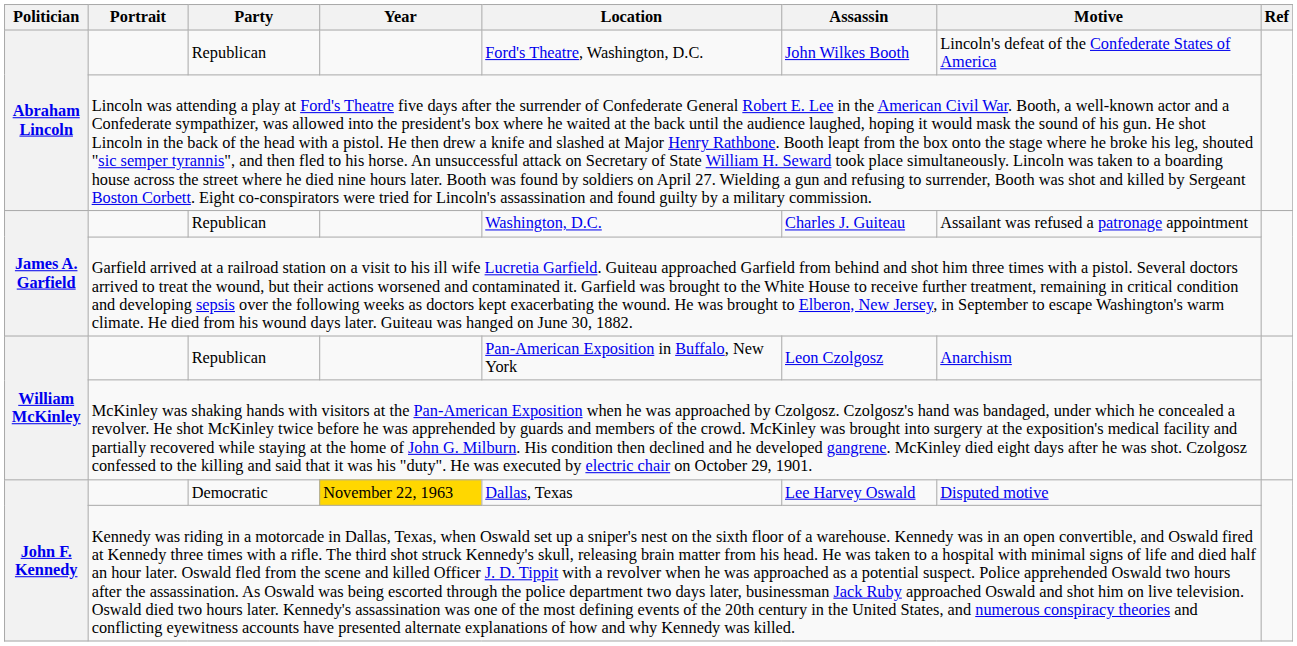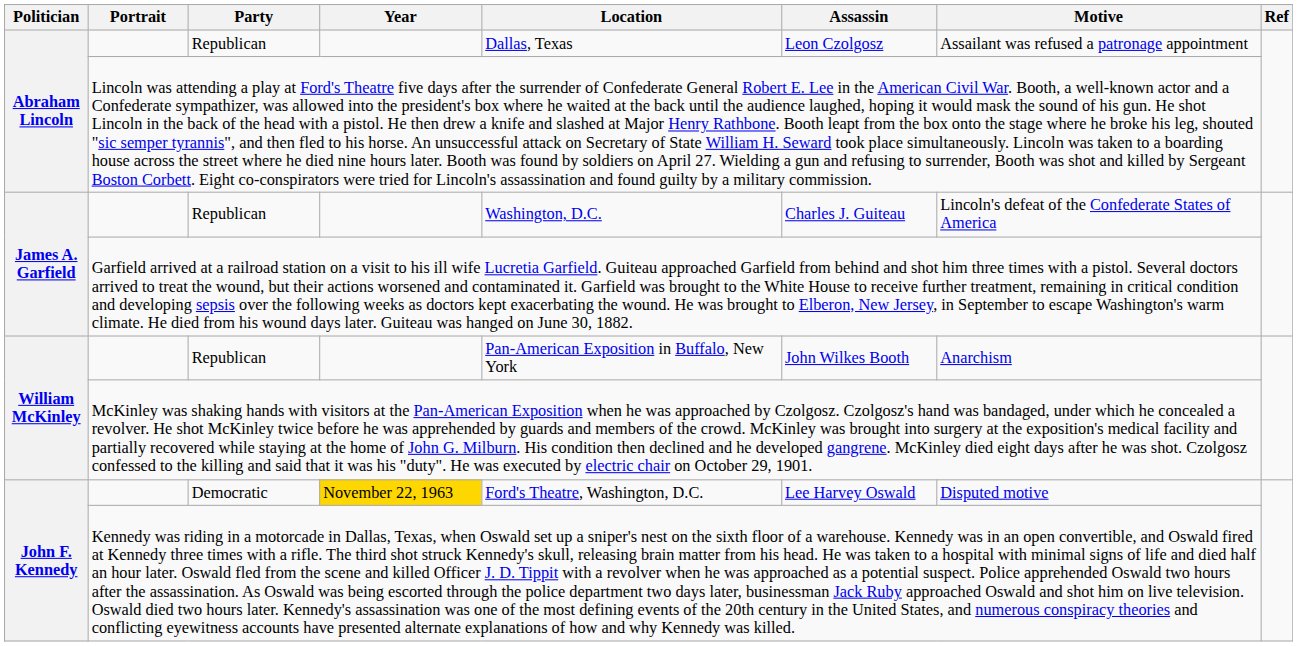(594, 52) Ford's Theatre, Washington, D.C. -> (529, 43) Dallas, Texas
(847, 52) John Wilkes Booth -> (834, 43) Leon Czolgosz
(1085, 52) Lincoln's defeat of the Confederate States of America -> (1094, 43) Assailant was refused a patronage appointment
(1094, 223) Assailant was refused a patronage appointment -> (1085, 214) Lincoln's defeat of the Confederate States of America
(834, 357) Leon Czolgosz -> (847, 357) John Wilkes Booth
(529, 492) Dallas, Texas -> (594, 492) Ford's Theatre, Washington, D.C.
